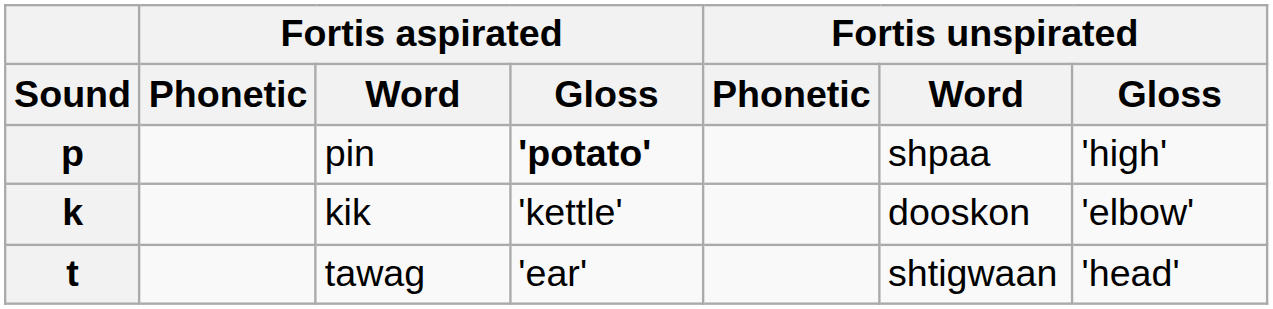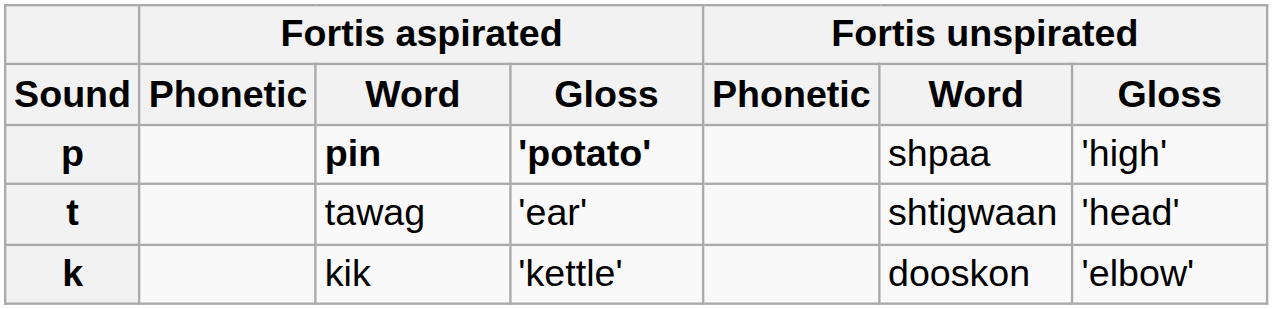(350, 153) normal -> (353, 153) bold
rows swapped: (73, 272) <-> (73, 213)
